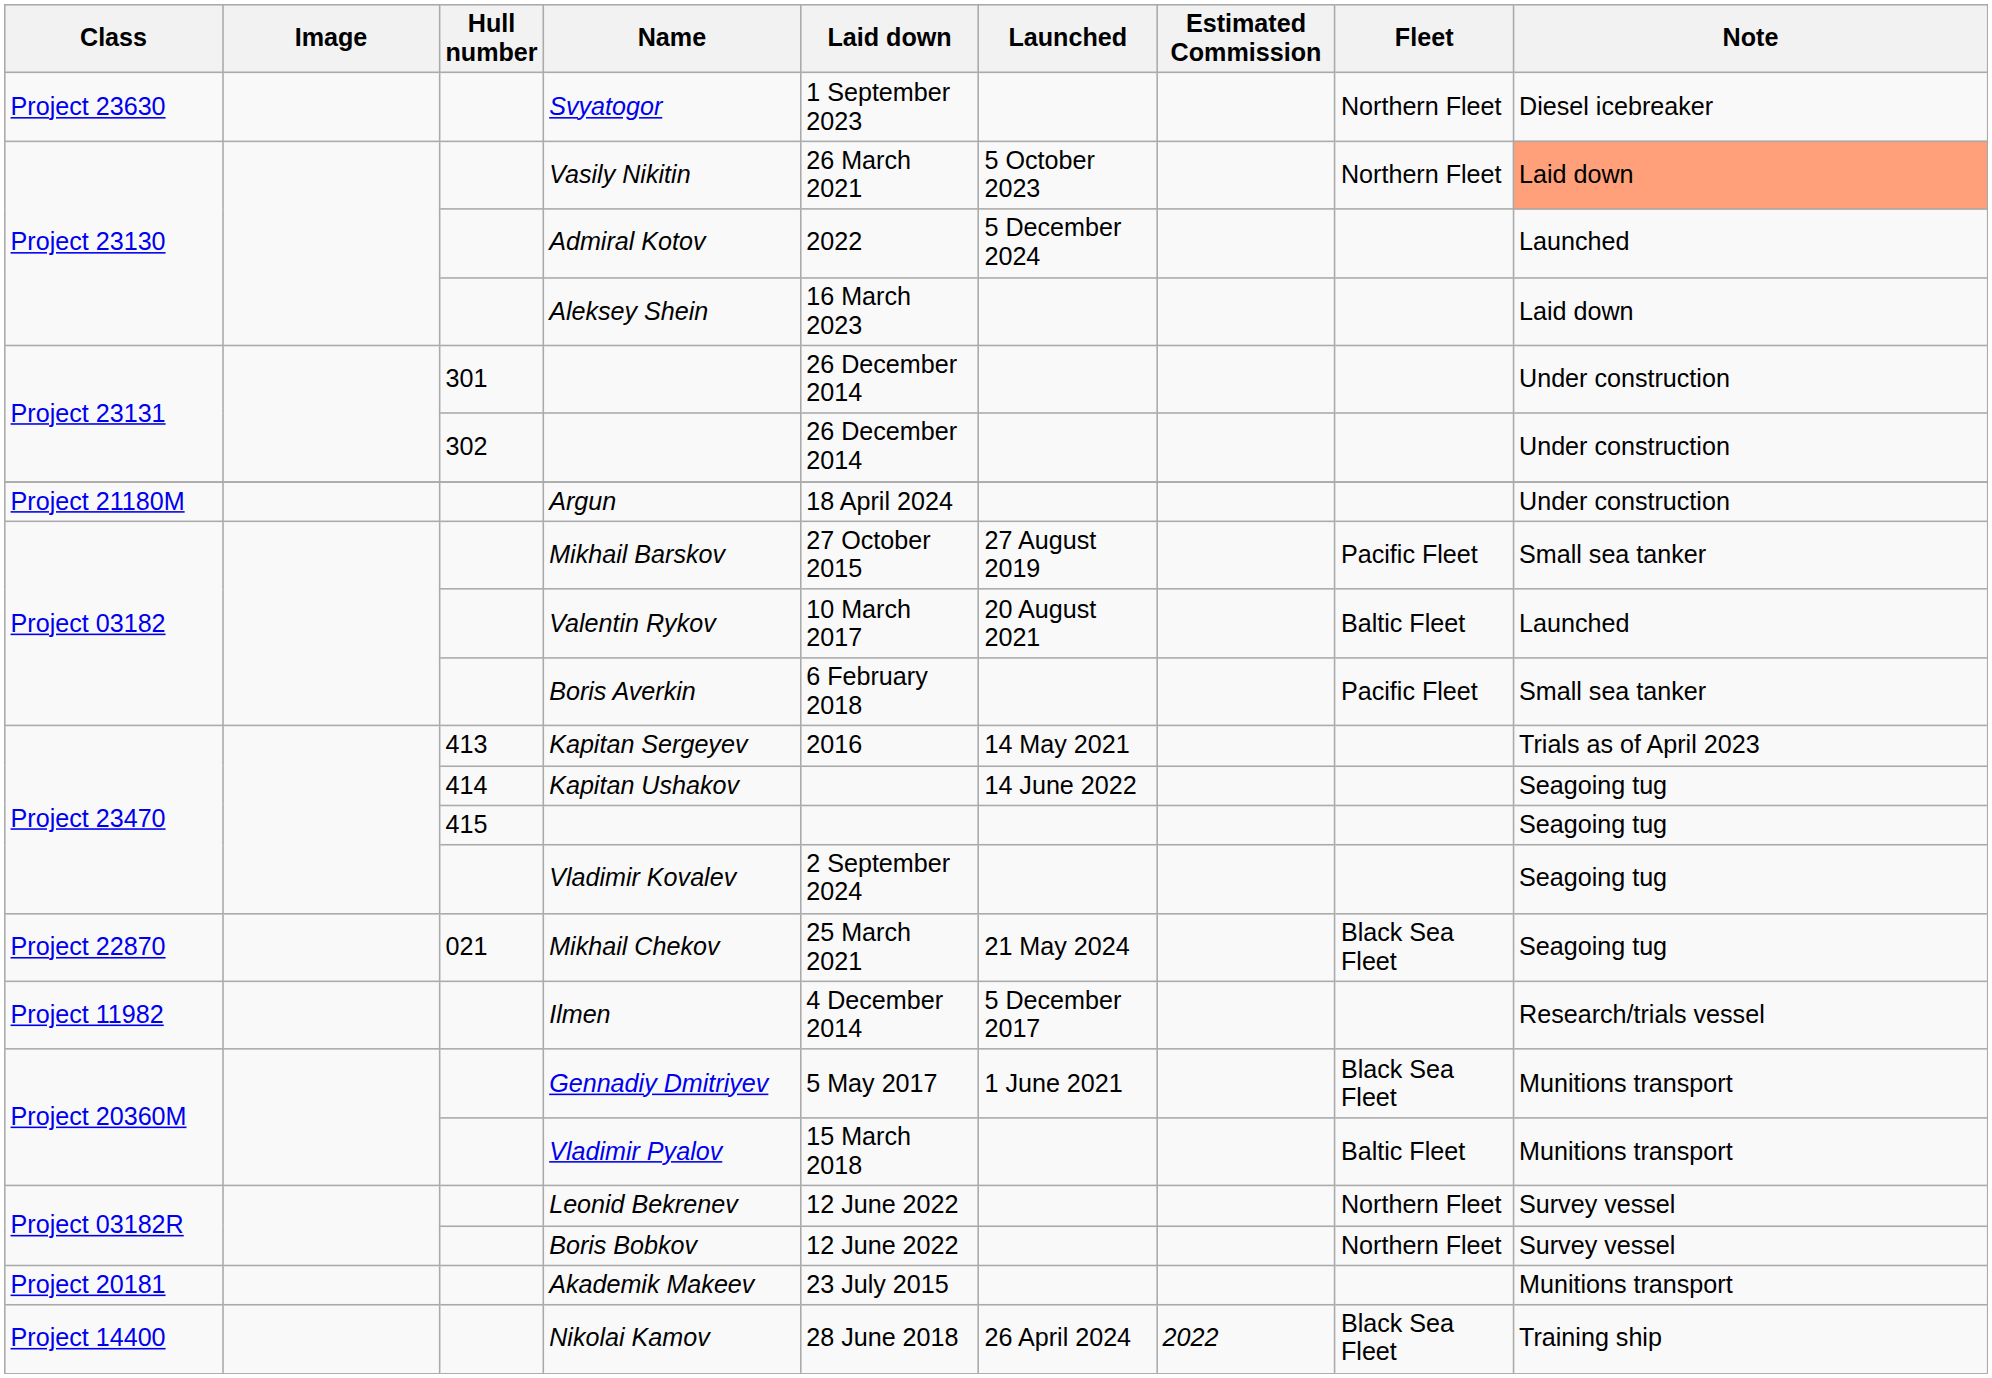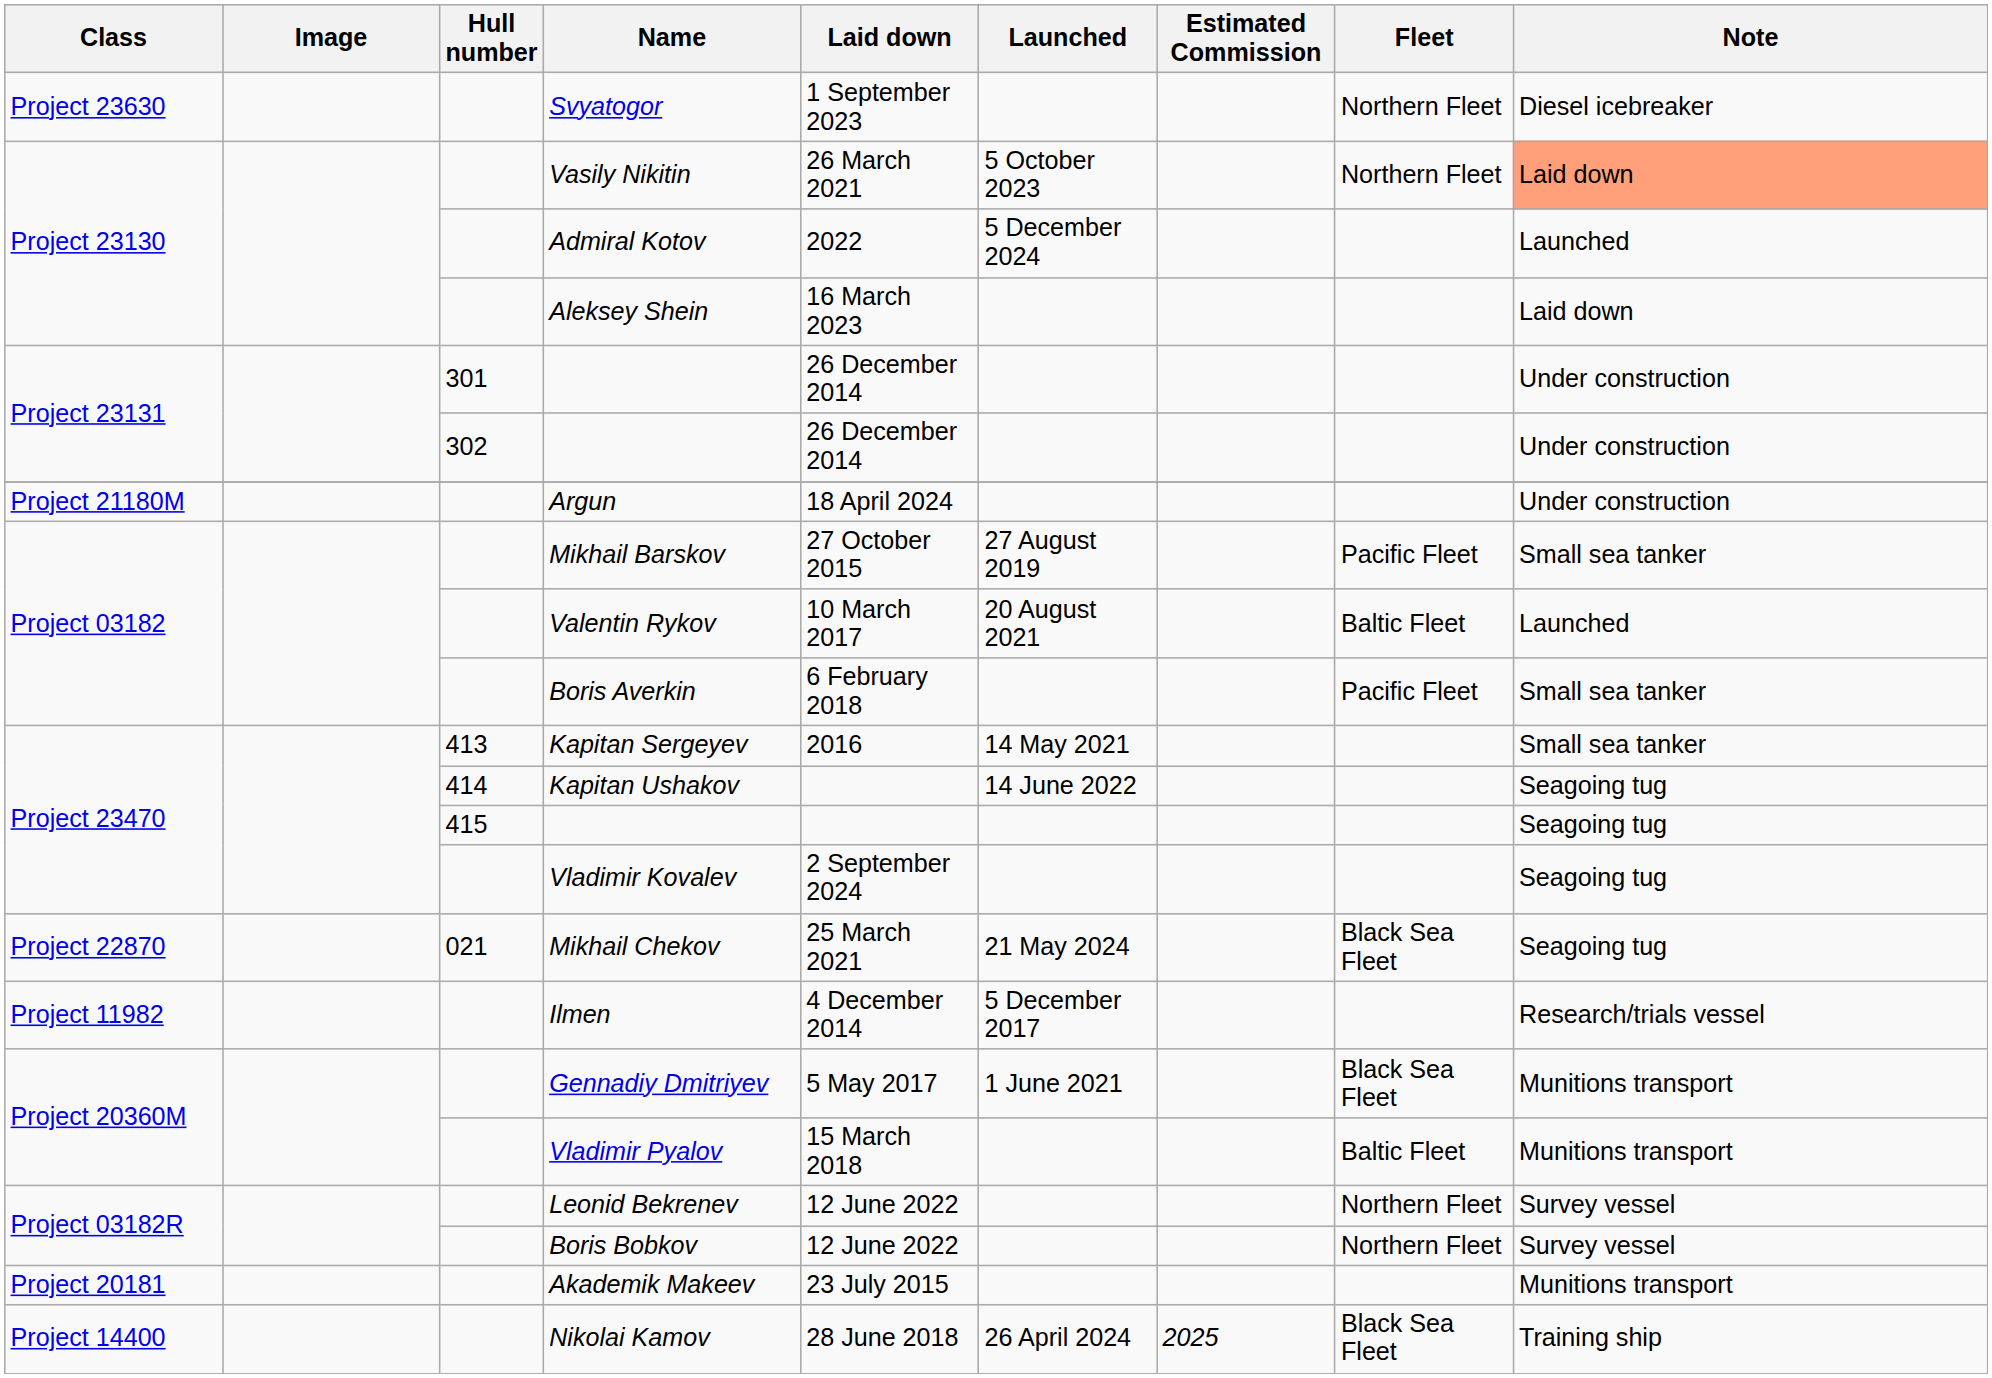(1639, 745) Trials as of April 2023 -> (1613, 745) Small sea tanker
(1191, 1338) 2022 -> (1191, 1338) 2025
